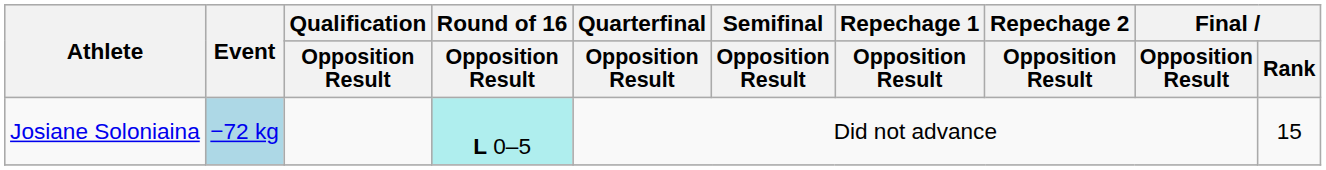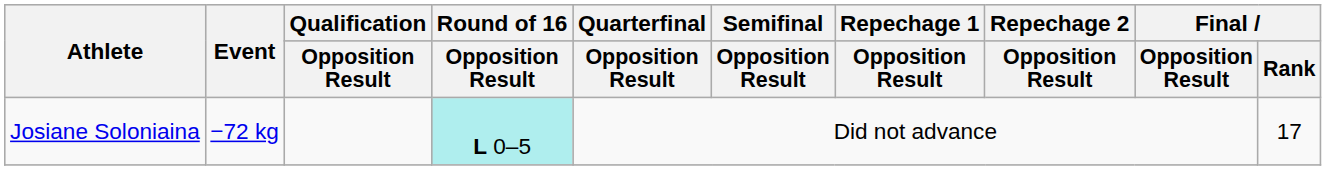(245, 132) lightblue background -> (245, 132) no background
(1289, 132) 15 -> (1289, 132) 17
